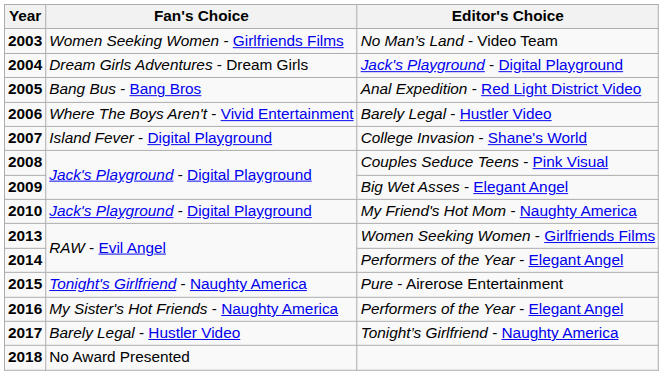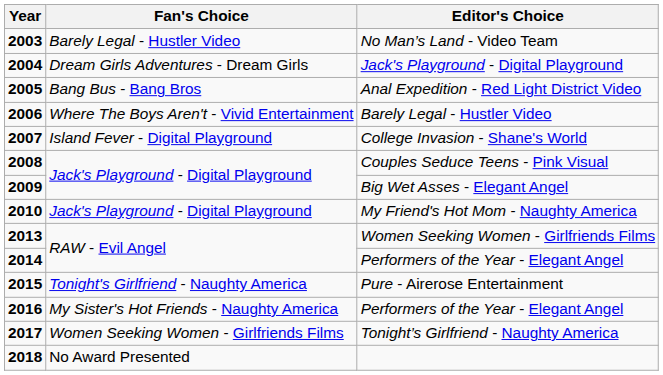(197, 41) Women Seeking Women - Girlfriends Films -> (145, 41) Barely Legal - Hustler Video
(145, 333) Barely Legal - Hustler Video -> (197, 333) Women Seeking Women - Girlfriends Films
